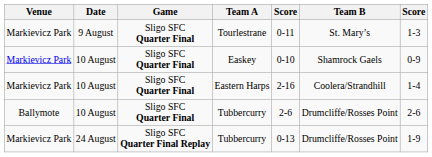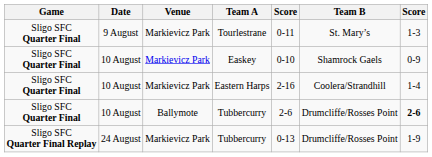columns swapped: (165, 12) <-> (39, 12)
(414, 112) normal -> (414, 112) bold
